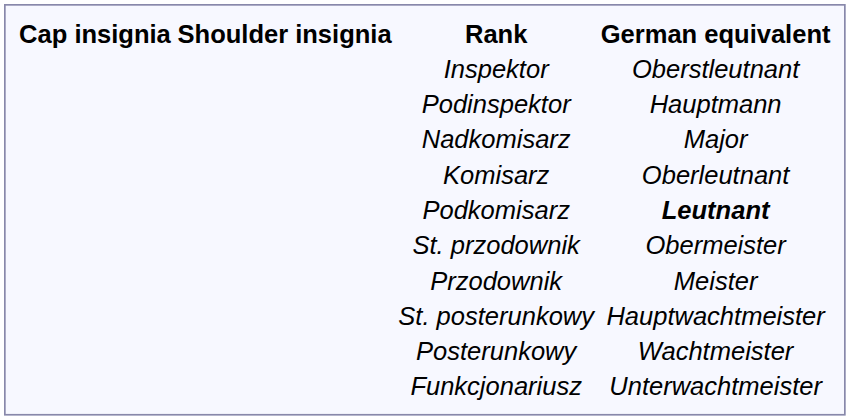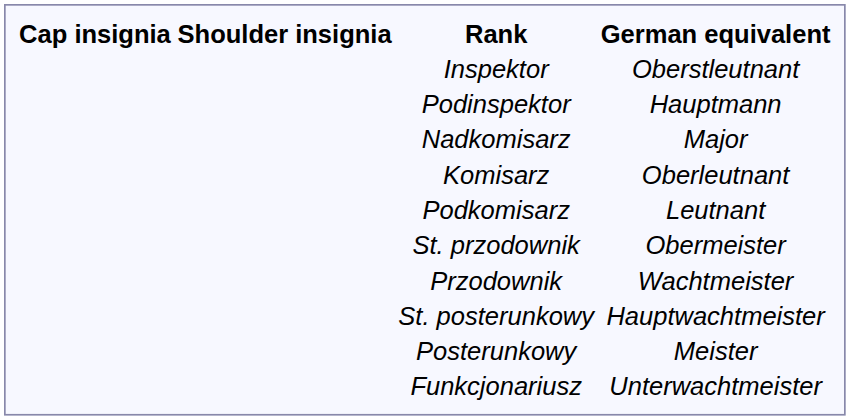(716, 210) bold -> (716, 210) normal
(716, 280) Meister -> (716, 280) Wachtmeister
(716, 351) Wachtmeister -> (716, 351) Meister
